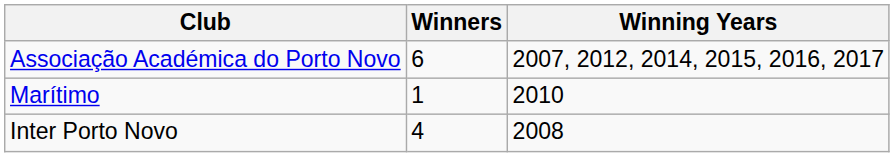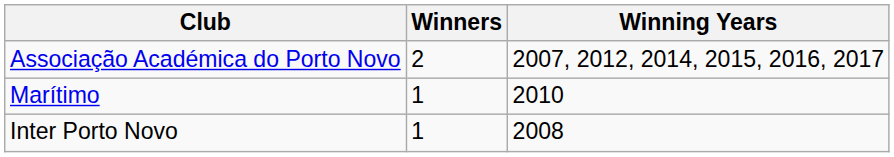(418, 59) 6 -> (418, 59) 2
(418, 132) 4 -> (418, 132) 1
